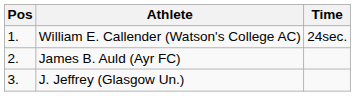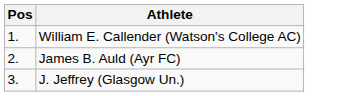- column: (327, 15)
